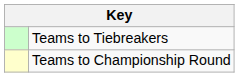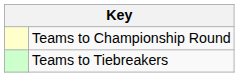rows swapped: (131, 60) <-> (100, 38)
